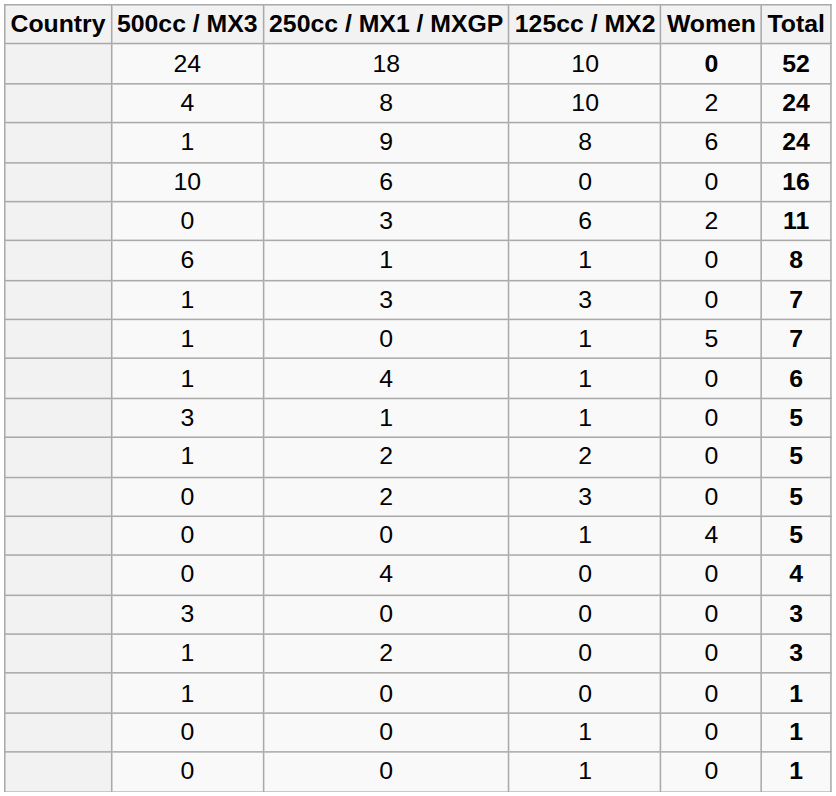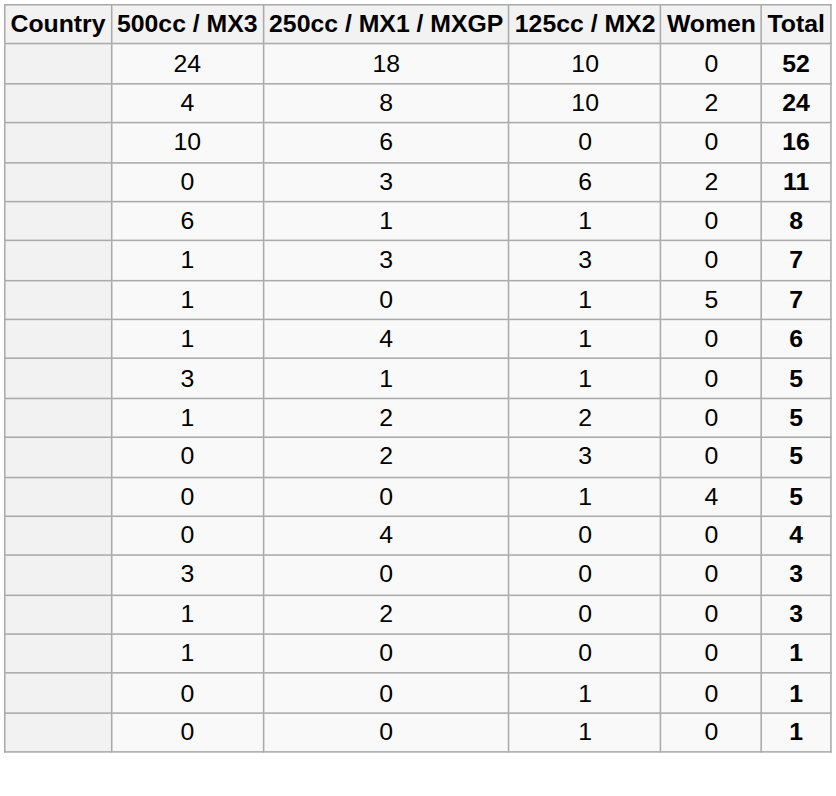(711, 63) bold -> (711, 63) normal
- row: (187, 142)
